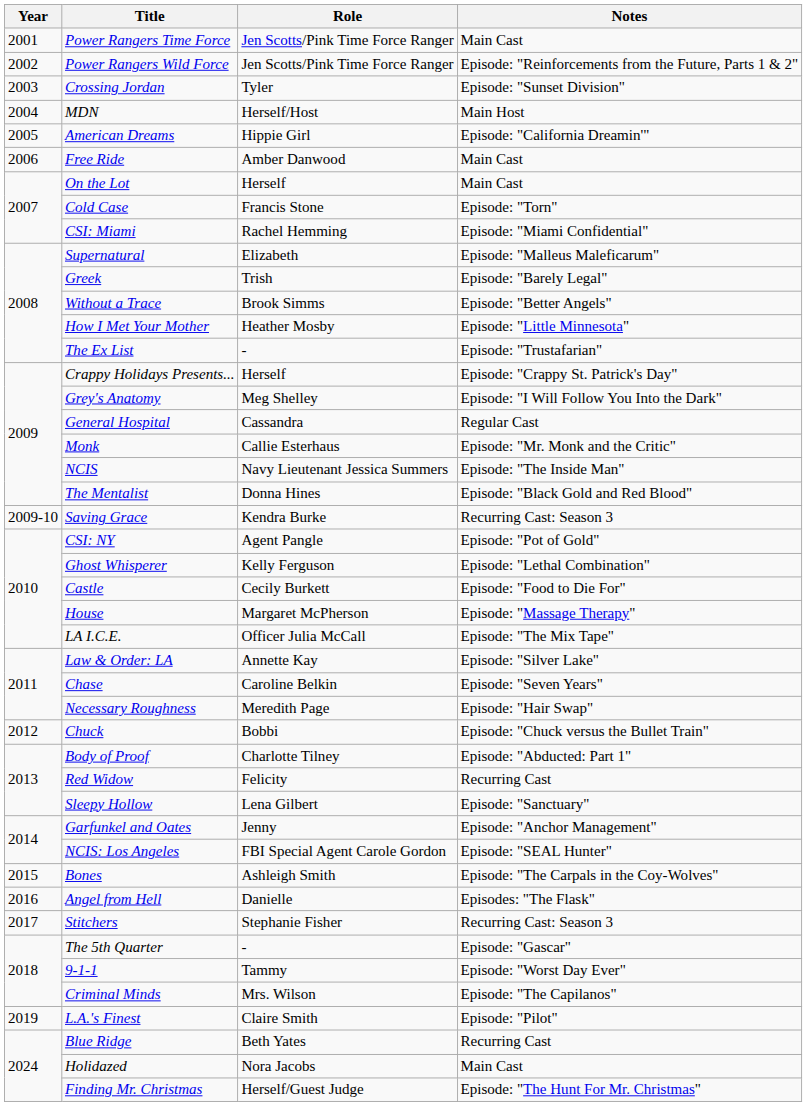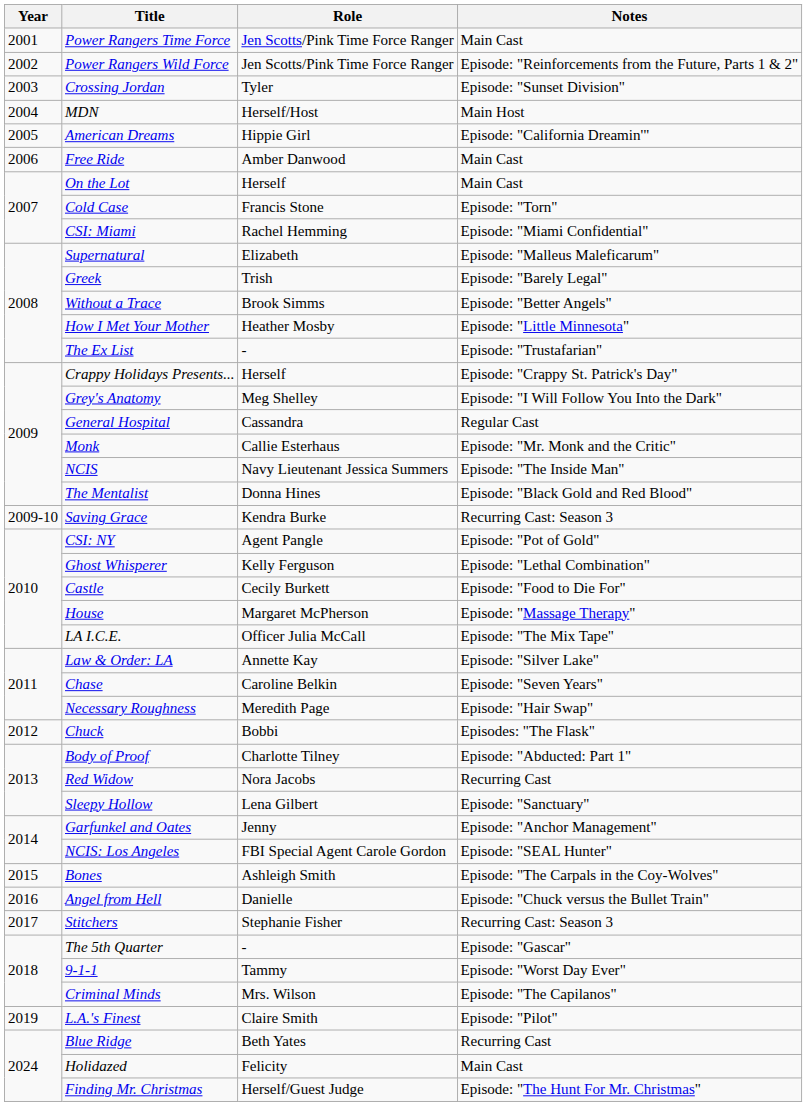(585, 732) Episode: "Chuck versus the Bullet Train" -> (528, 732) Episodes: "The Flask"
(264, 779) Felicity -> (278, 779) Nora Jacobs
(528, 898) Episodes: "The Flask" -> (585, 898) Episode: "Chuck versus the Bullet Train"
(278, 1065) Nora Jacobs -> (264, 1065) Felicity
